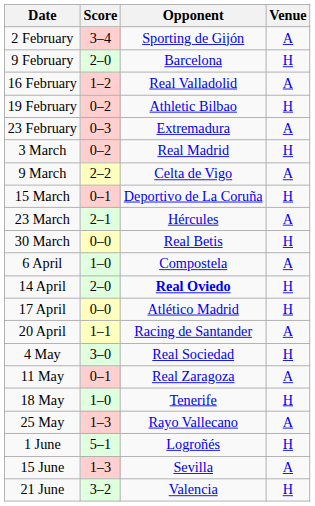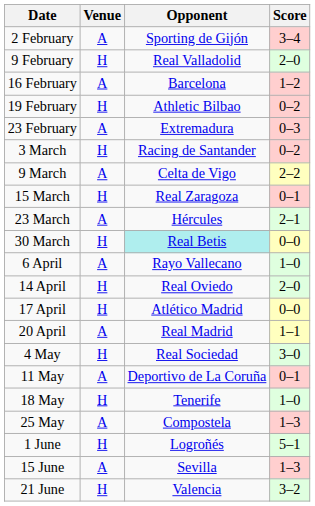columns swapped: (288, 15) <-> (100, 15)
(193, 60) Barcelona -> (197, 60) Real Valladolid
(193, 83) Real Valladolid -> (197, 83) Barcelona
(193, 151) Real Madrid -> (197, 151) Racing de Santander
(193, 196) Deportivo de La Coruña -> (197, 196) Real Zaragoza
(193, 241) no background -> (197, 241) paleturquoise background
(193, 264) Compostela -> (197, 264) Rayo Vallecano
(193, 286) bold -> (197, 286) normal
(193, 331) Racing de Santander -> (197, 331) Real Madrid
(193, 377) Real Zaragoza -> (197, 377) Deportivo de La Coruña
(193, 422) Rayo Vallecano -> (197, 422) Compostela
